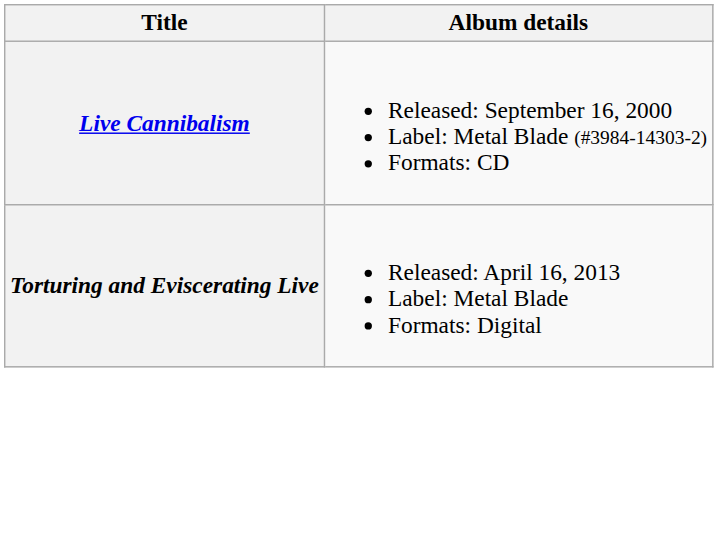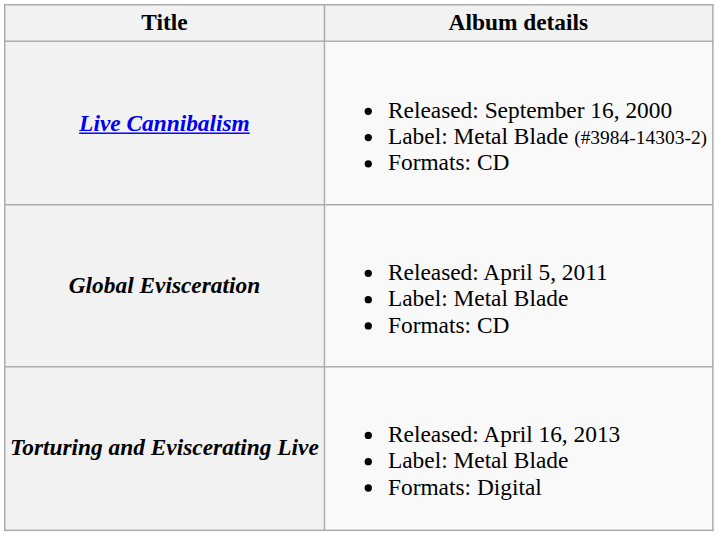+ row: (164, 285)
